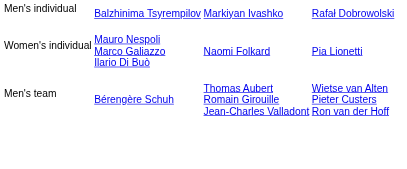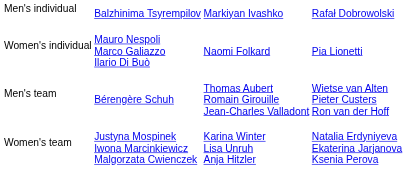+ row: (38, 143)
